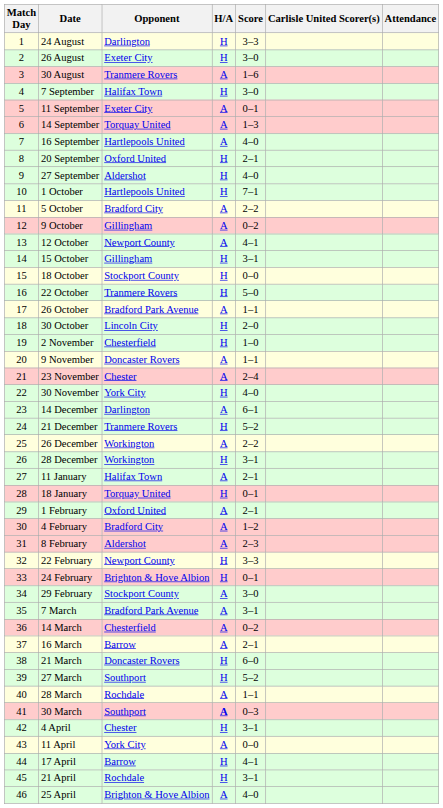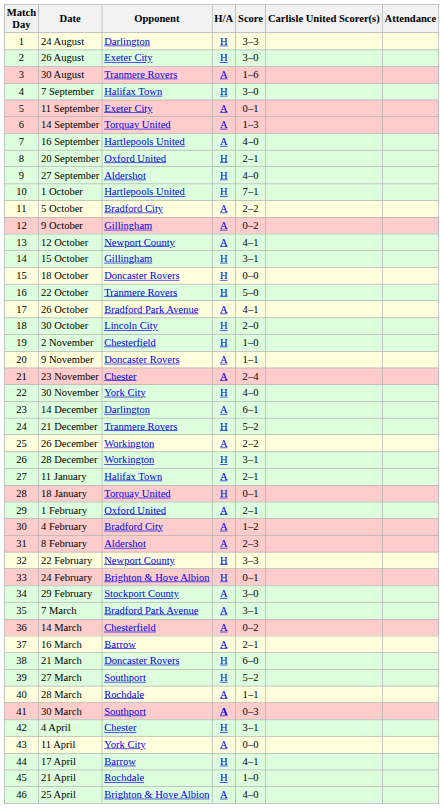(142, 275) Stockport County -> (142, 275) Doncaster Rovers
(251, 309) 1–1 -> (251, 309) 4–1
(251, 778) 3–1 -> (251, 778) 1–0
